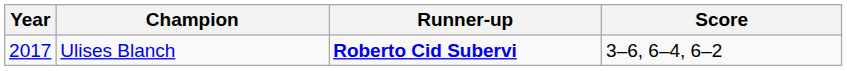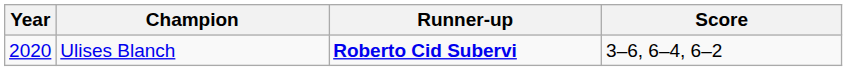(30, 50) 2017 -> (30, 50) 2020
